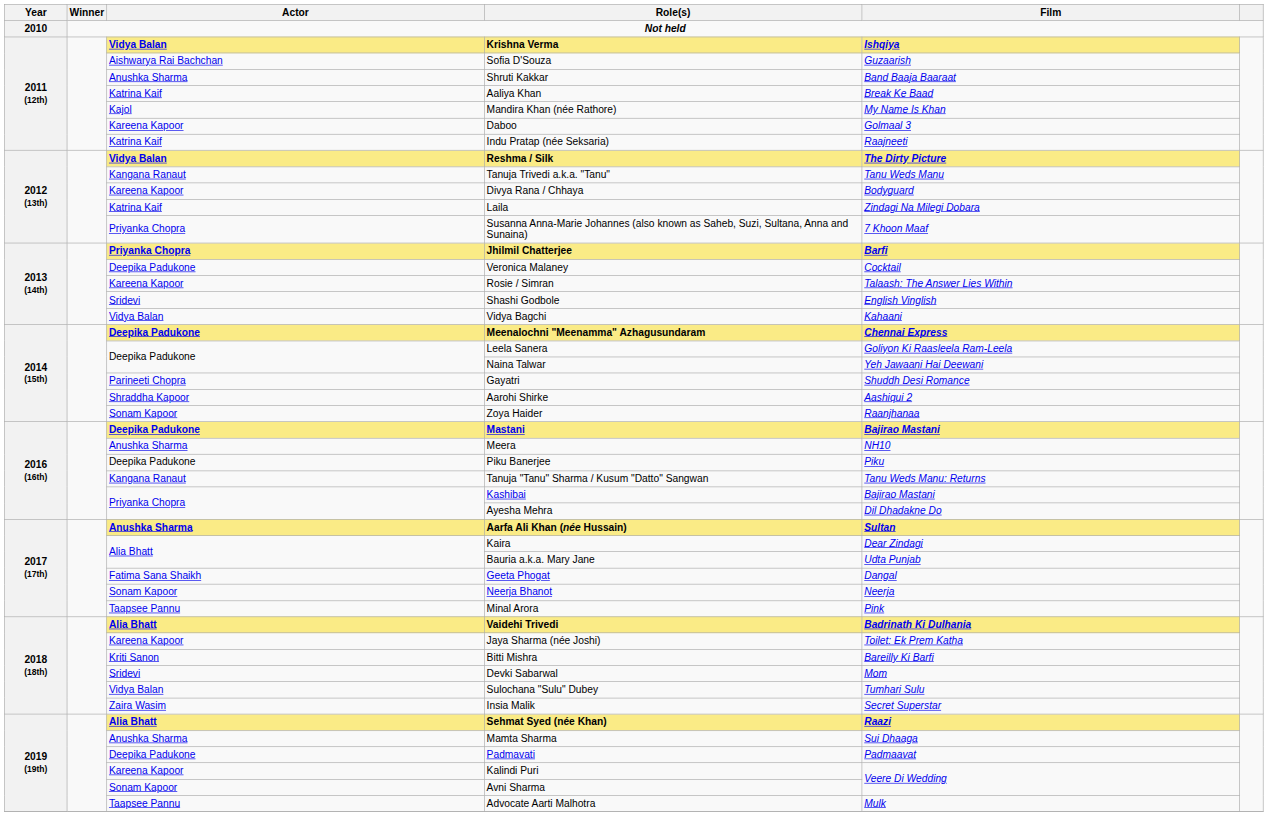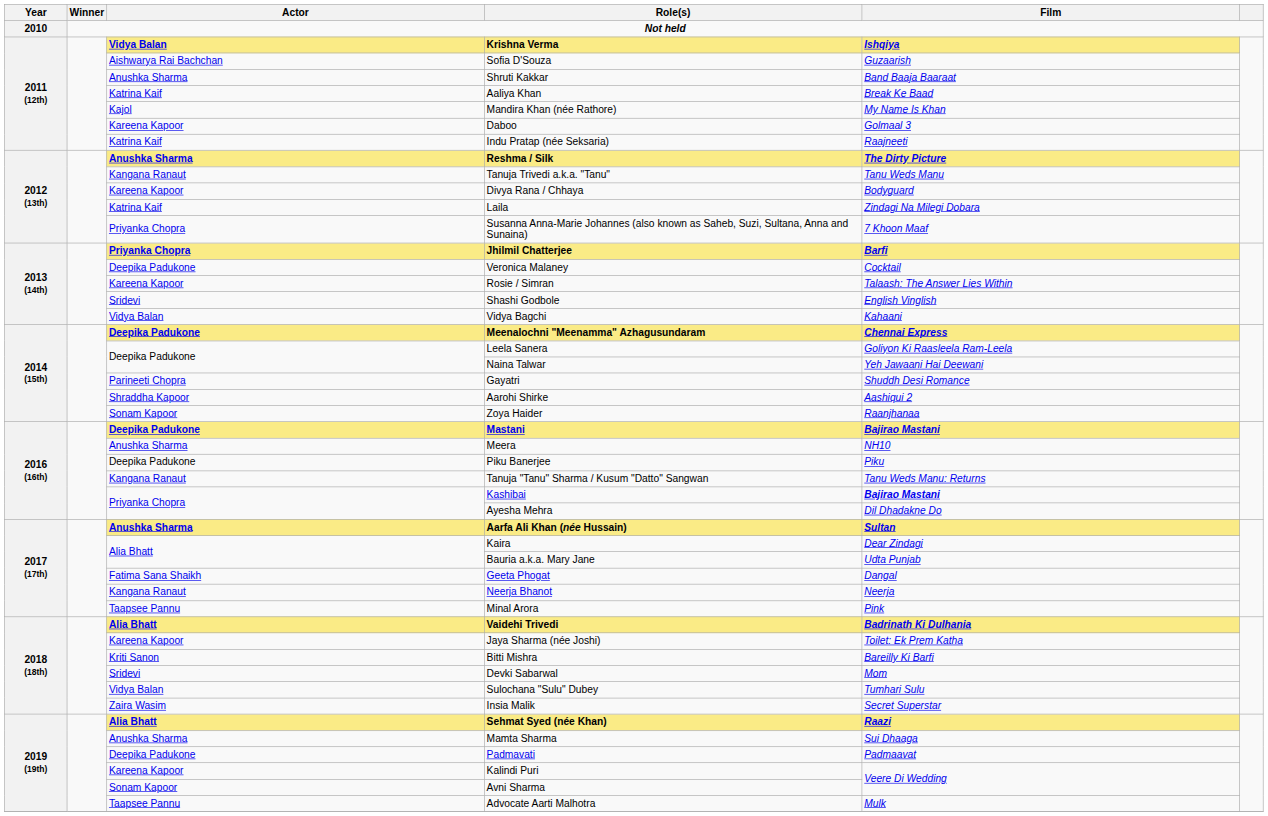(138, 158) Vidya Balan -> (151, 158) Anushka Sharma
(900, 495) normal -> (902, 495) bold
(143, 592) Sonam Kapoor -> (147, 592) Kangana Ranaut
